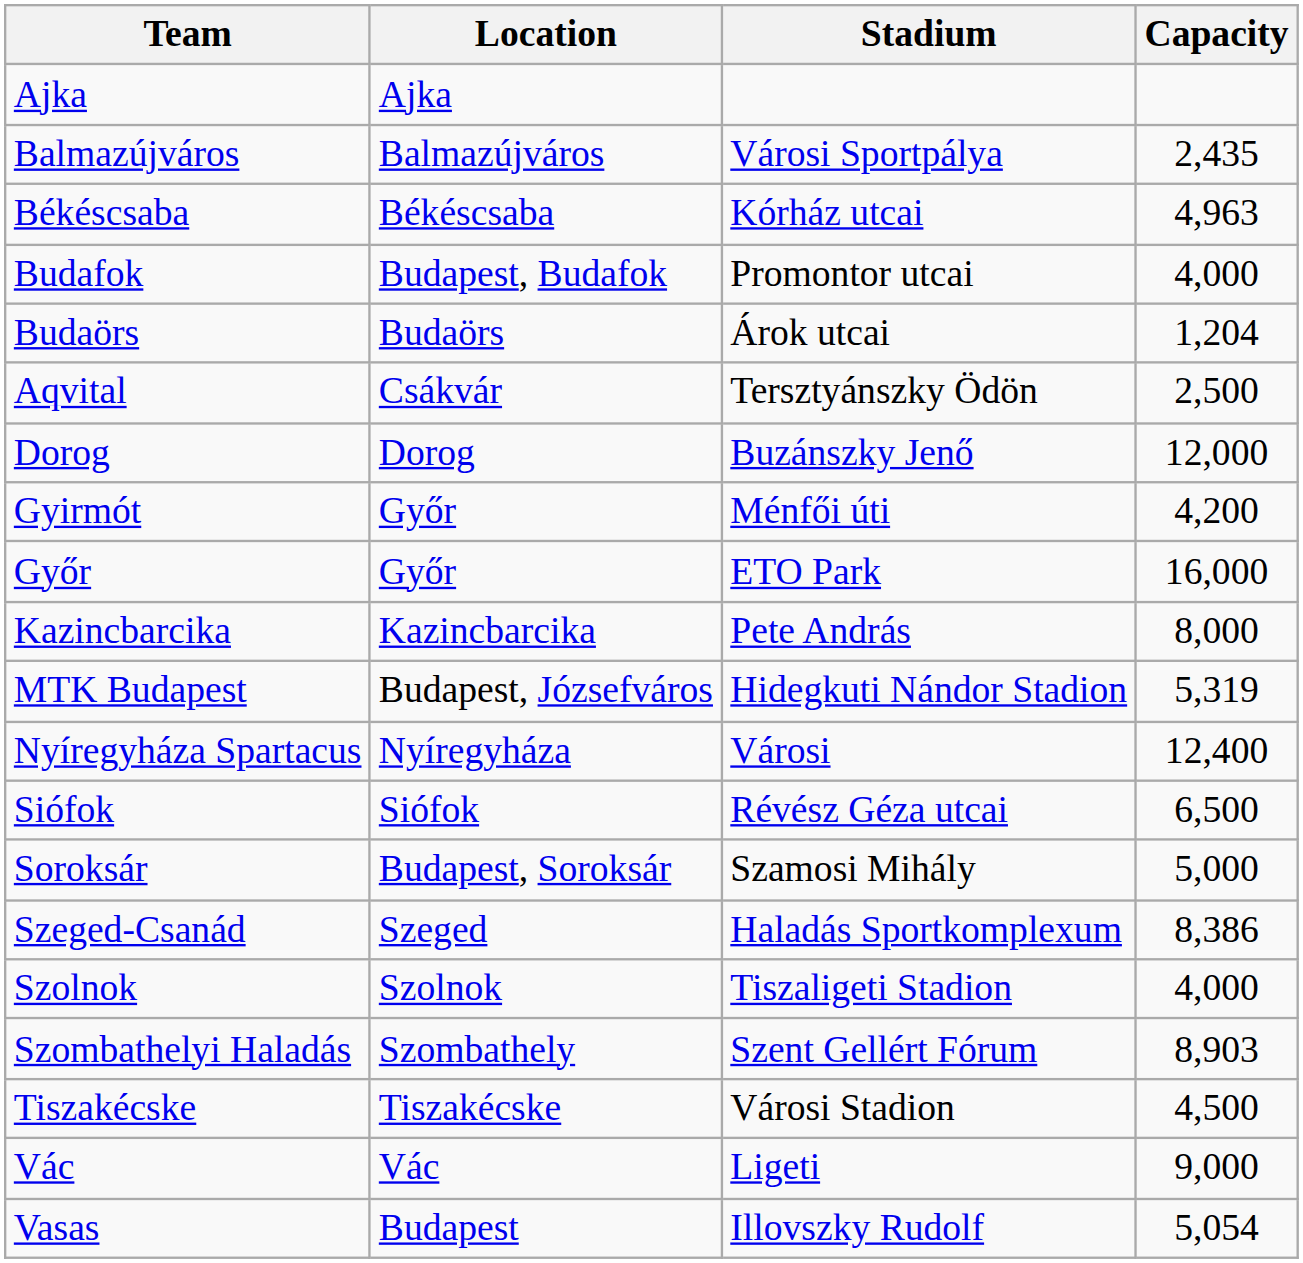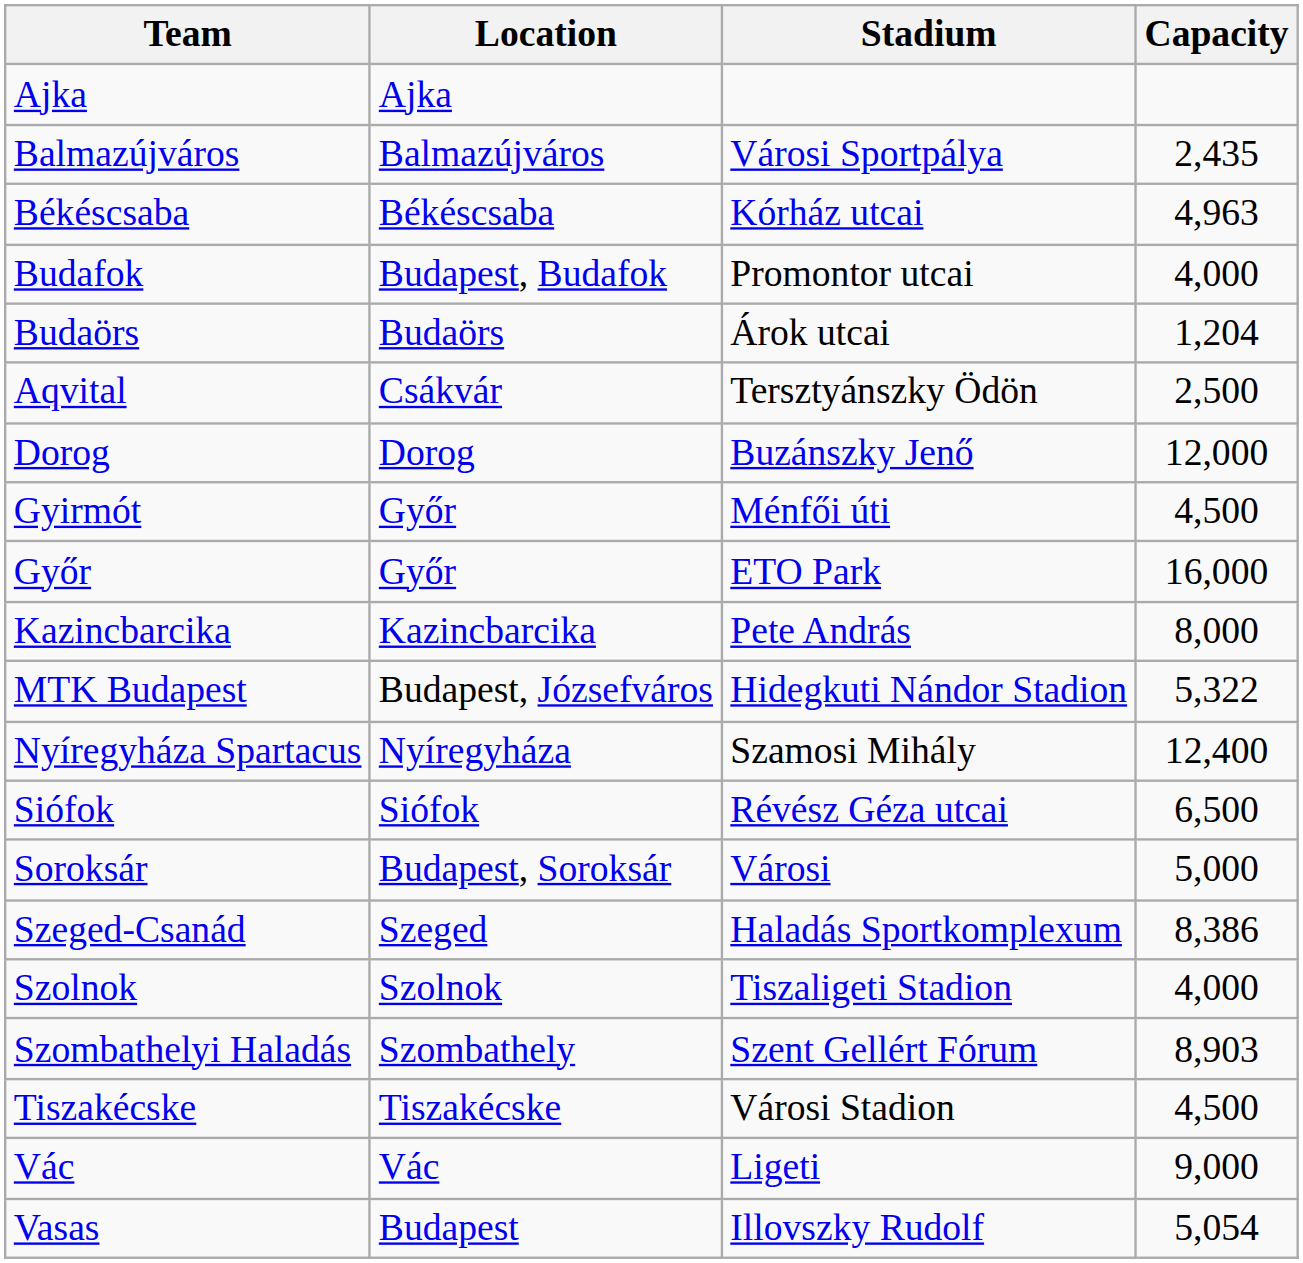(1217, 511) 4,200 -> (1217, 511) 4,500
(1217, 690) 5,319 -> (1217, 690) 5,322
(780, 749) Városi -> (853, 749) Szamosi Mihály
(853, 869) Szamosi Mihály -> (780, 869) Városi
